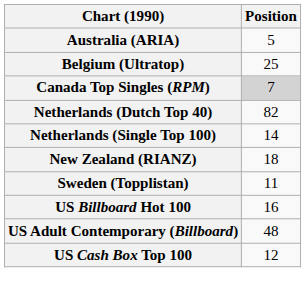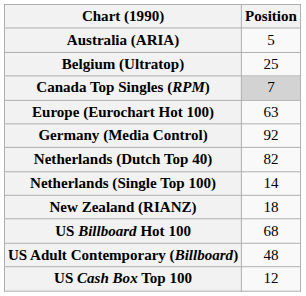+ row: (123, 111)
+ row: (123, 135)
- row: (123, 183)
(271, 207) 16 -> (271, 231) 68
